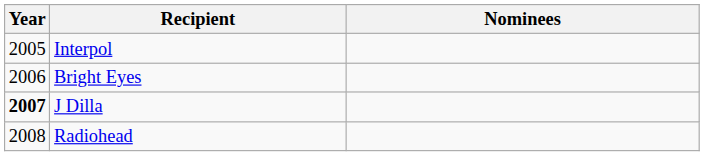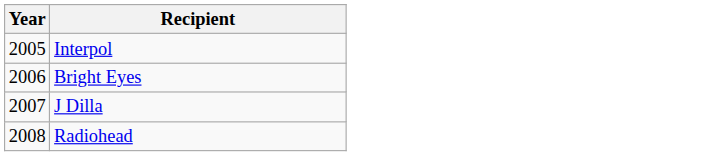- column: (523, 19)
(27, 106) bold -> (27, 106) normal
